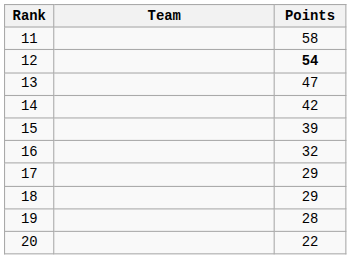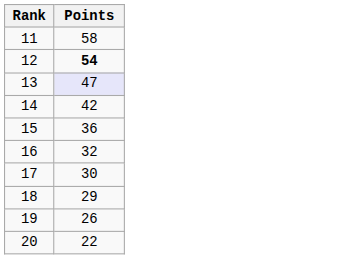- column: (164, 16)
(310, 84) no background -> (89, 84) lavender background
(310, 129) 39 -> (89, 129) 36
(310, 175) 29 -> (89, 175) 30
(310, 220) 28 -> (89, 220) 26
